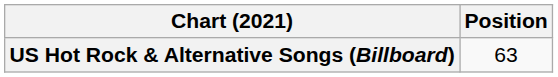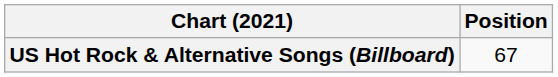(506, 54) 63 -> (506, 54) 67
